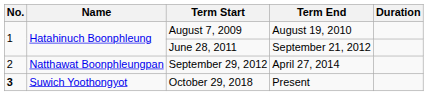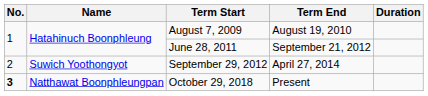(97, 64) Natthawat Boonphleungpan -> (78, 64) Suwich Yoothongyot
(78, 82) Suwich Yoothongyot -> (97, 82) Natthawat Boonphleungpan
